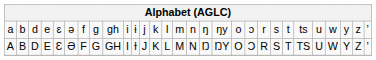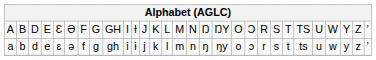rows swapped: (10, 47) <-> (10, 30)
